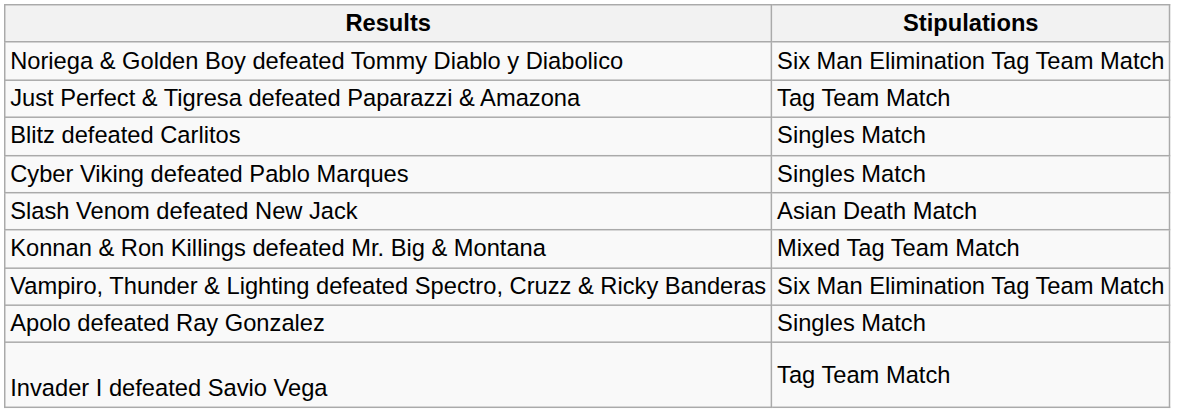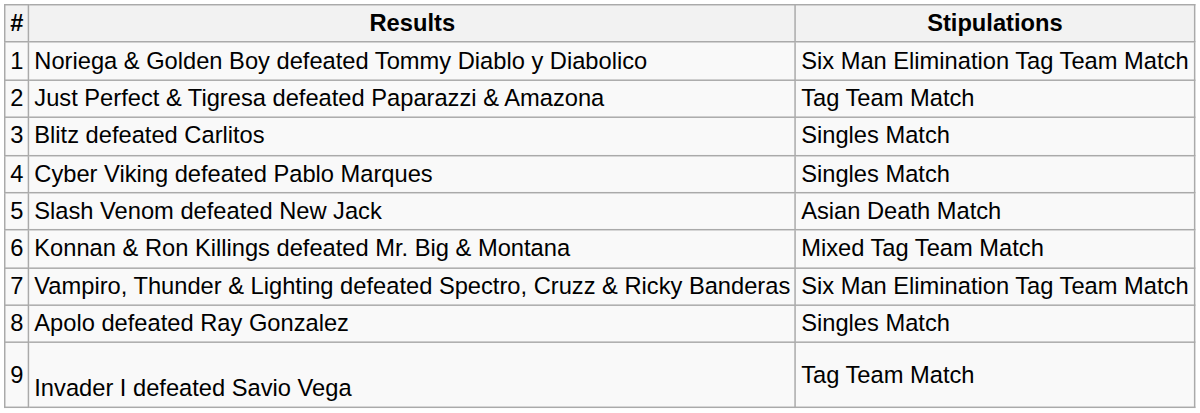+ column: (17, 23)
